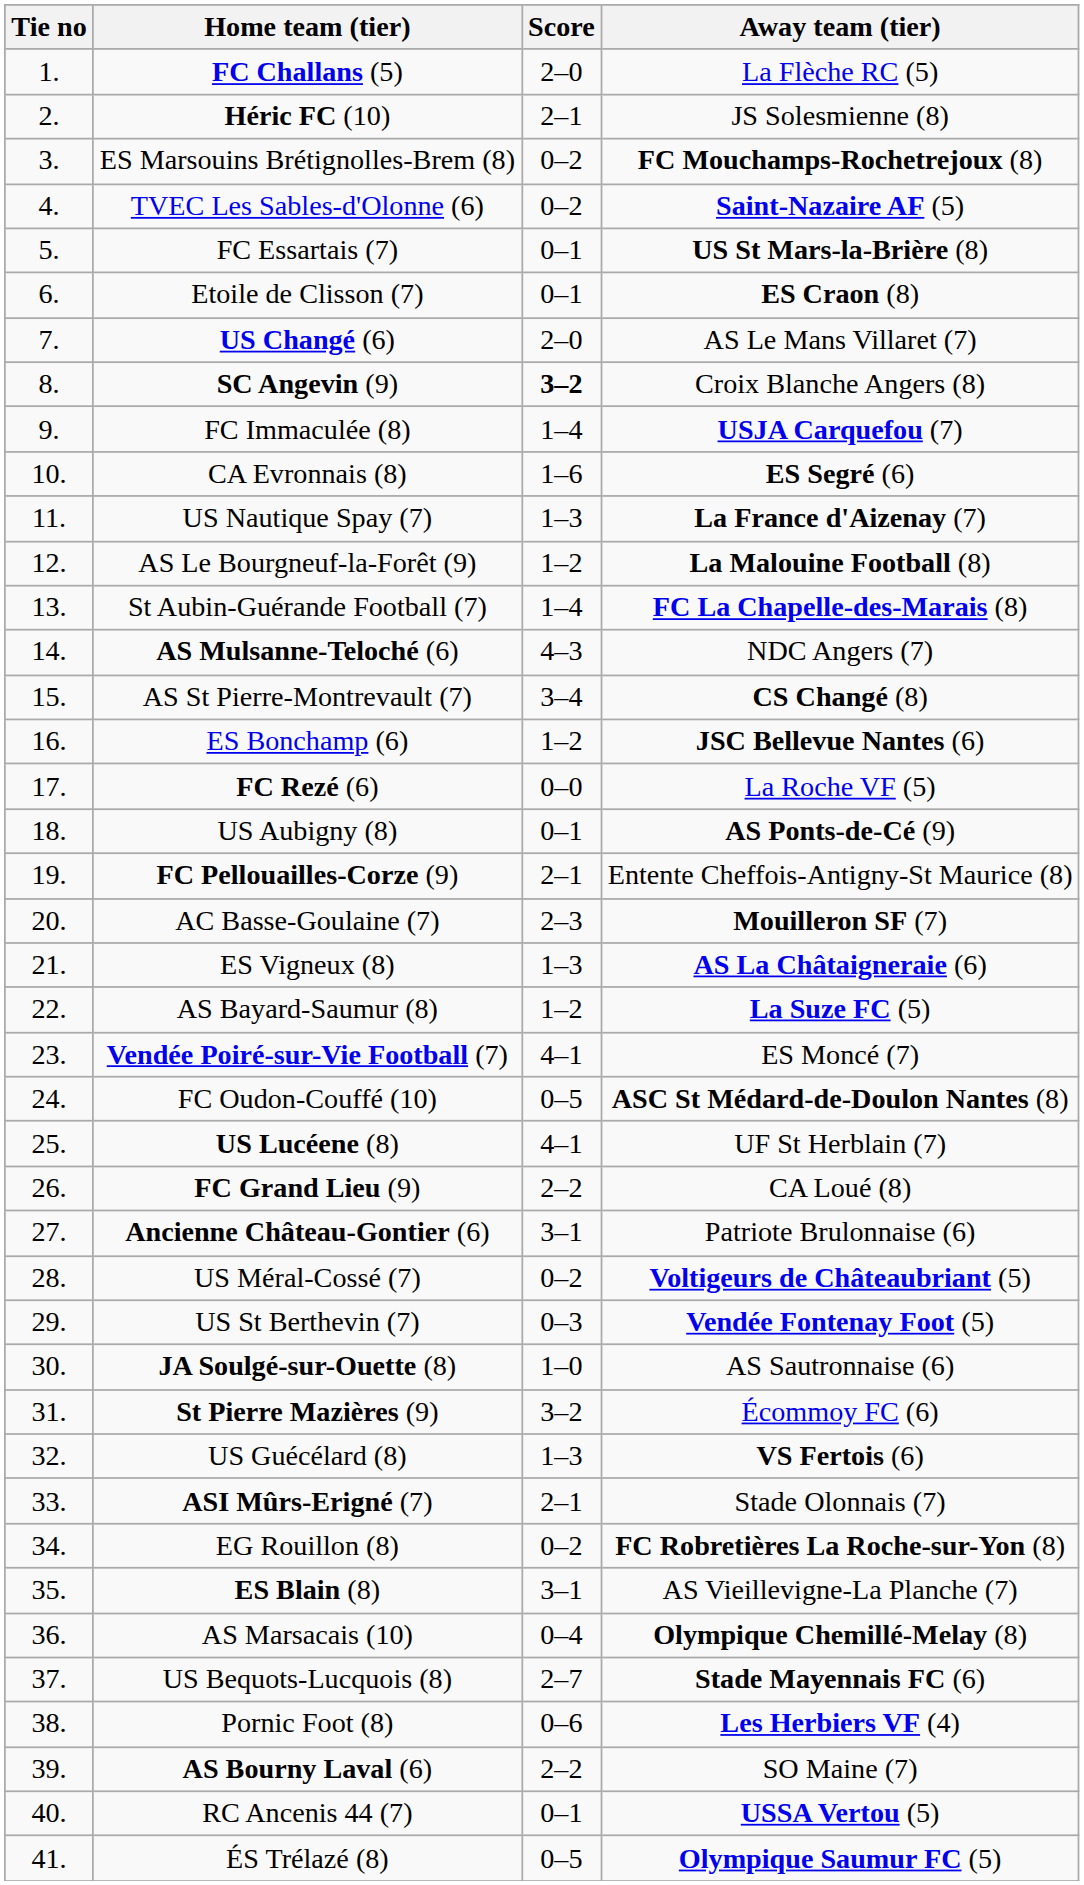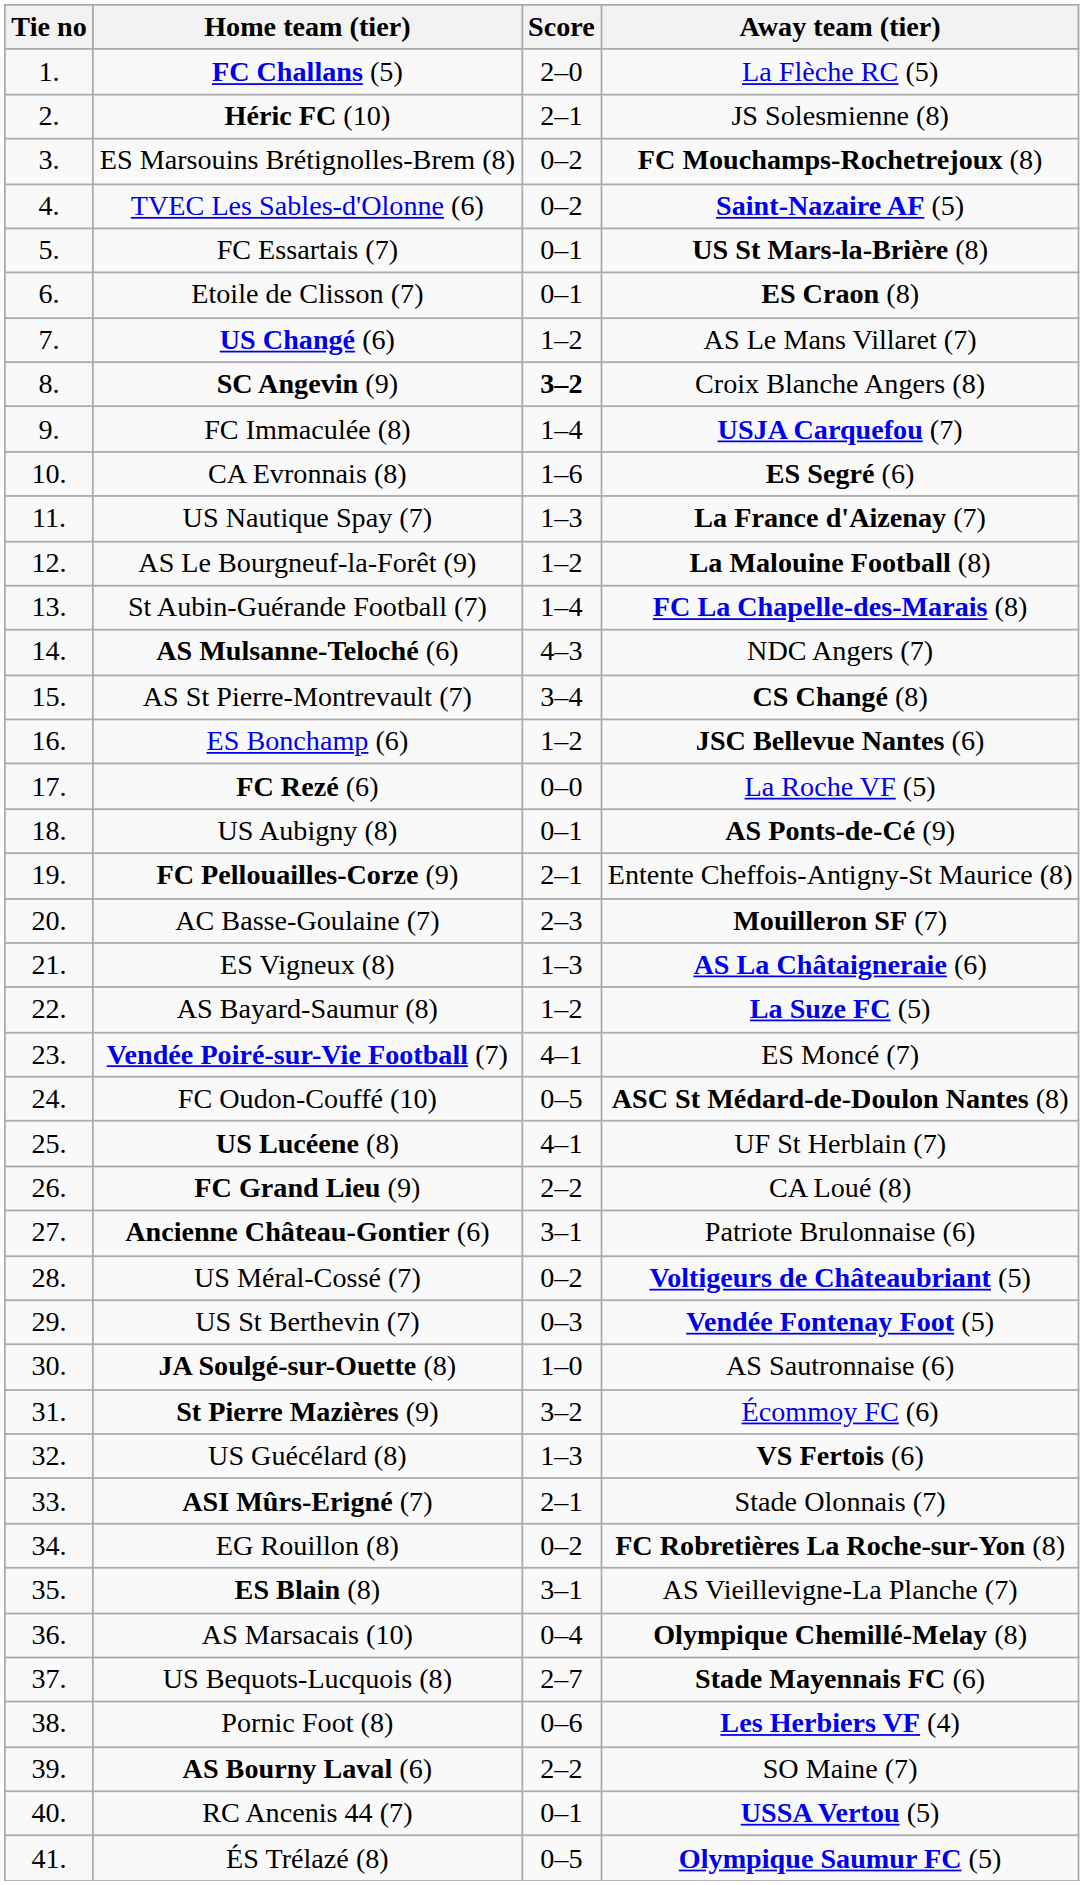(561, 339) 2–0 -> (561, 339) 1–2
